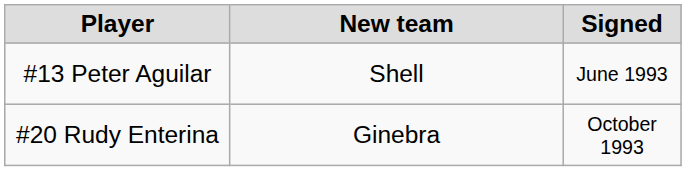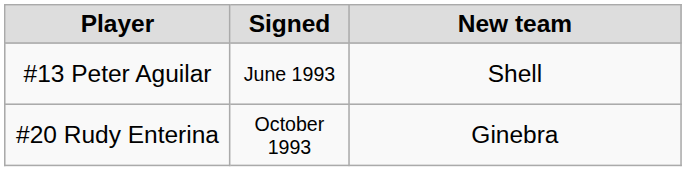columns swapped: (622, 23) <-> (397, 23)
